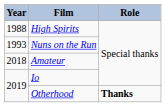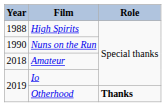(16, 45) 1993 -> (16, 45) 1990
